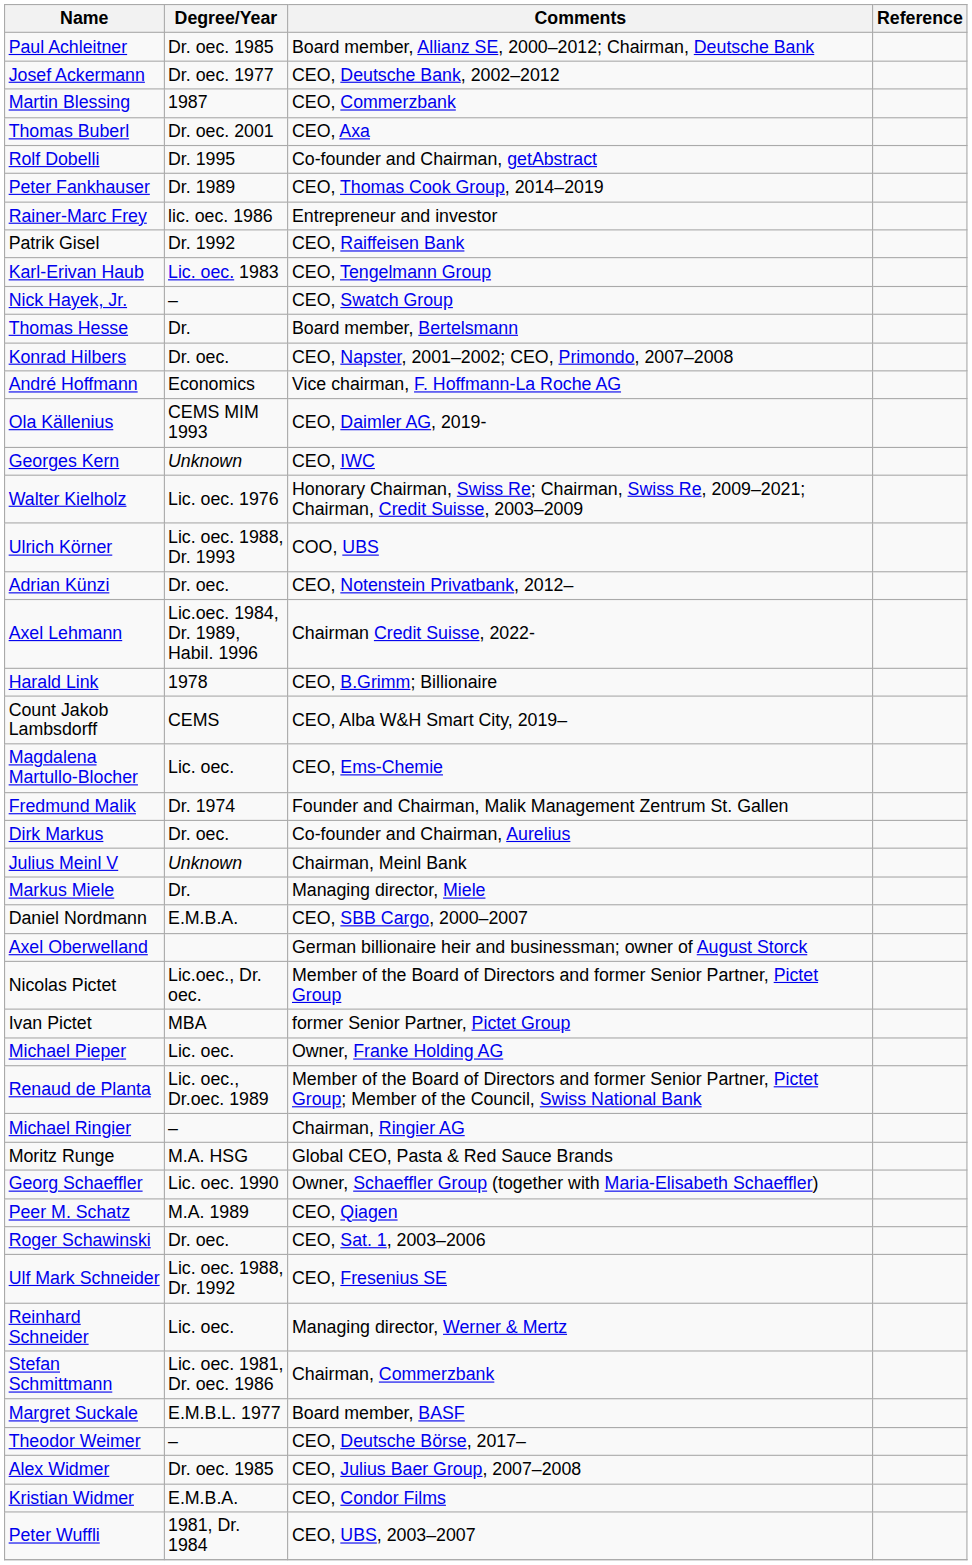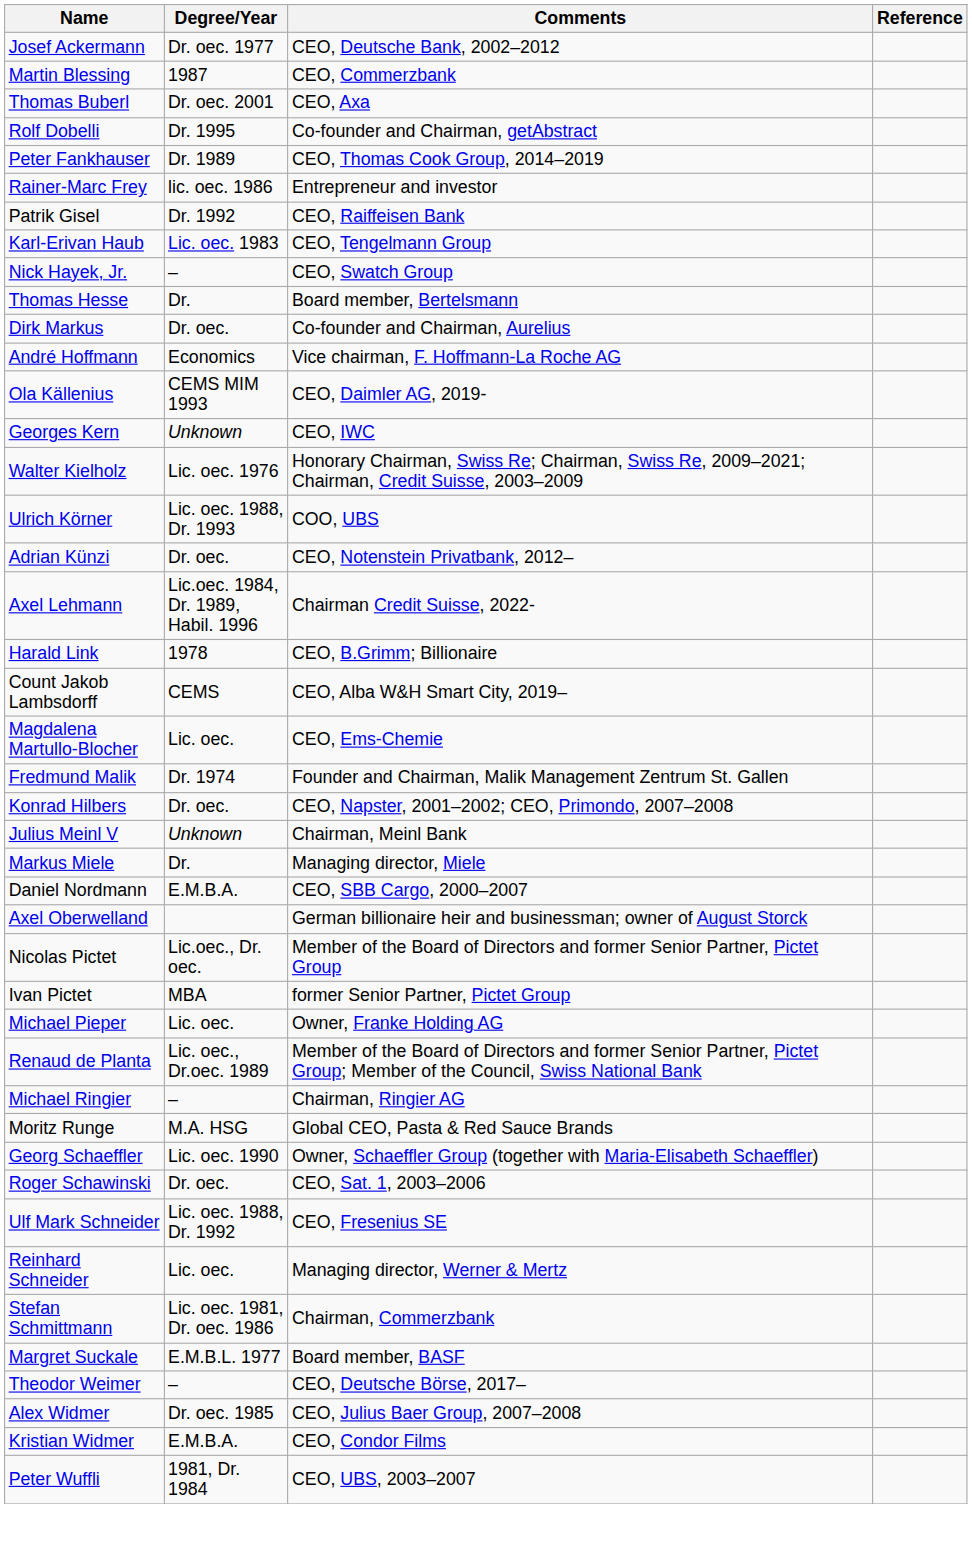- row: (68, 46)
rows swapped: (67, 356) <-> (56, 834)
- row: (69, 1212)
